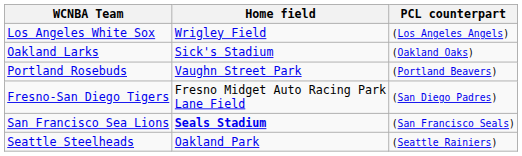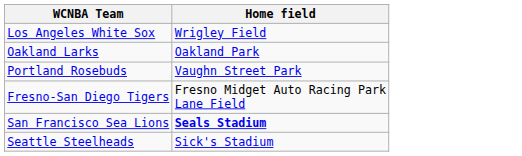- column: (453, 14)
(224, 52) Sick's Stadium -> (217, 52) Oakland Park
(217, 142) Oakland Park -> (224, 142) Sick's Stadium
